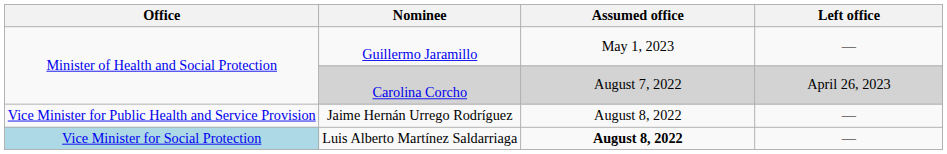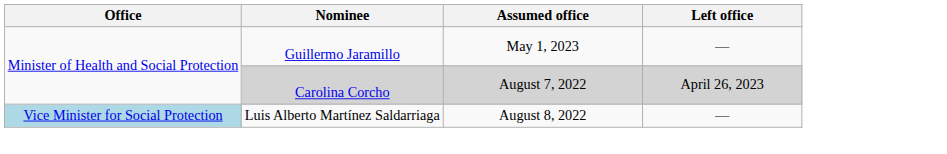- row: (420, 115)
(638, 138) bold -> (543, 115) normal
